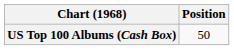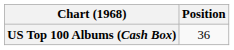(204, 34) 50 -> (204, 34) 36
